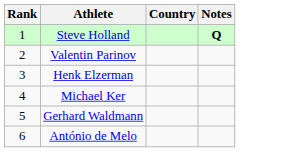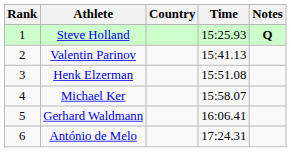+ column: (224, 14)
